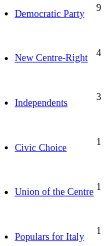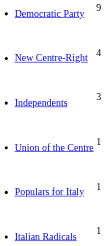- row: (42, 147)
+ row: (42, 237)
